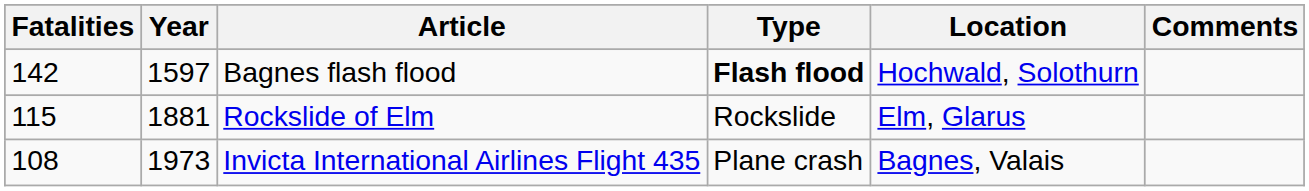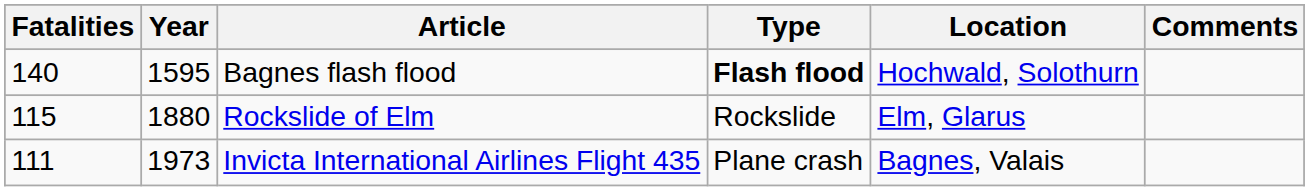(35, 71) 142 -> (35, 71) 140
(179, 71) 1597 -> (179, 71) 1595
(179, 116) 1881 -> (179, 116) 1880
(35, 161) 108 -> (33, 161) 111
